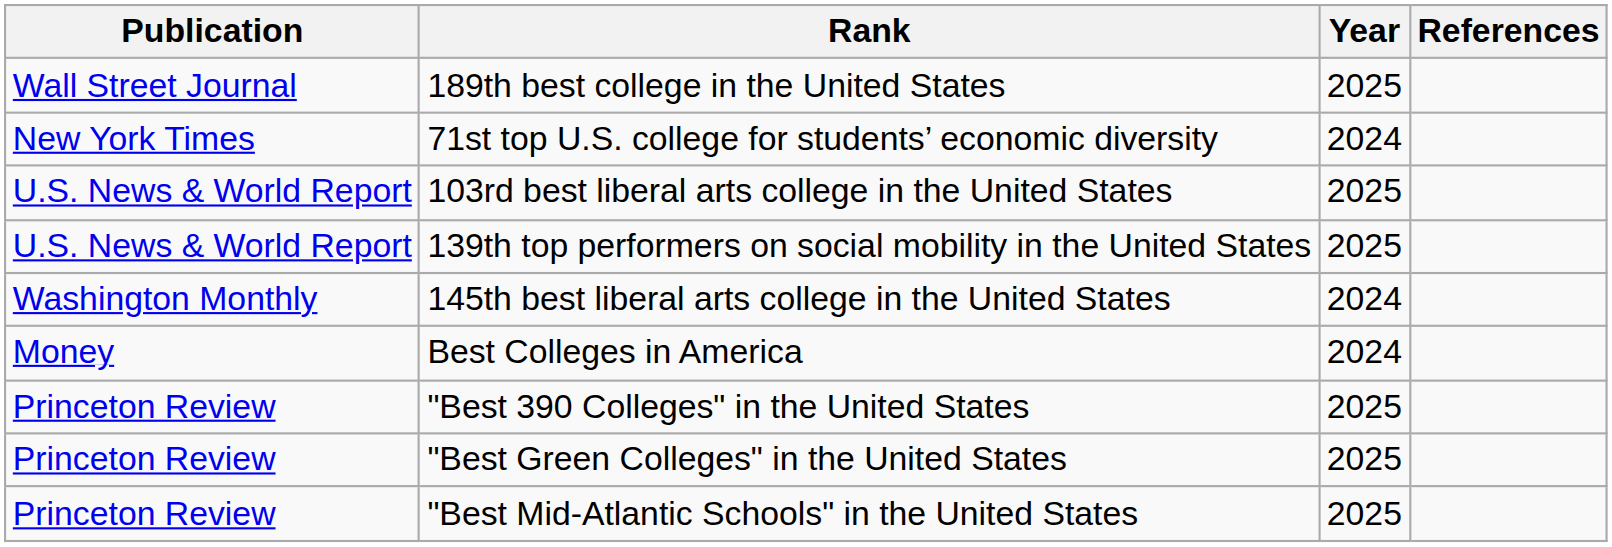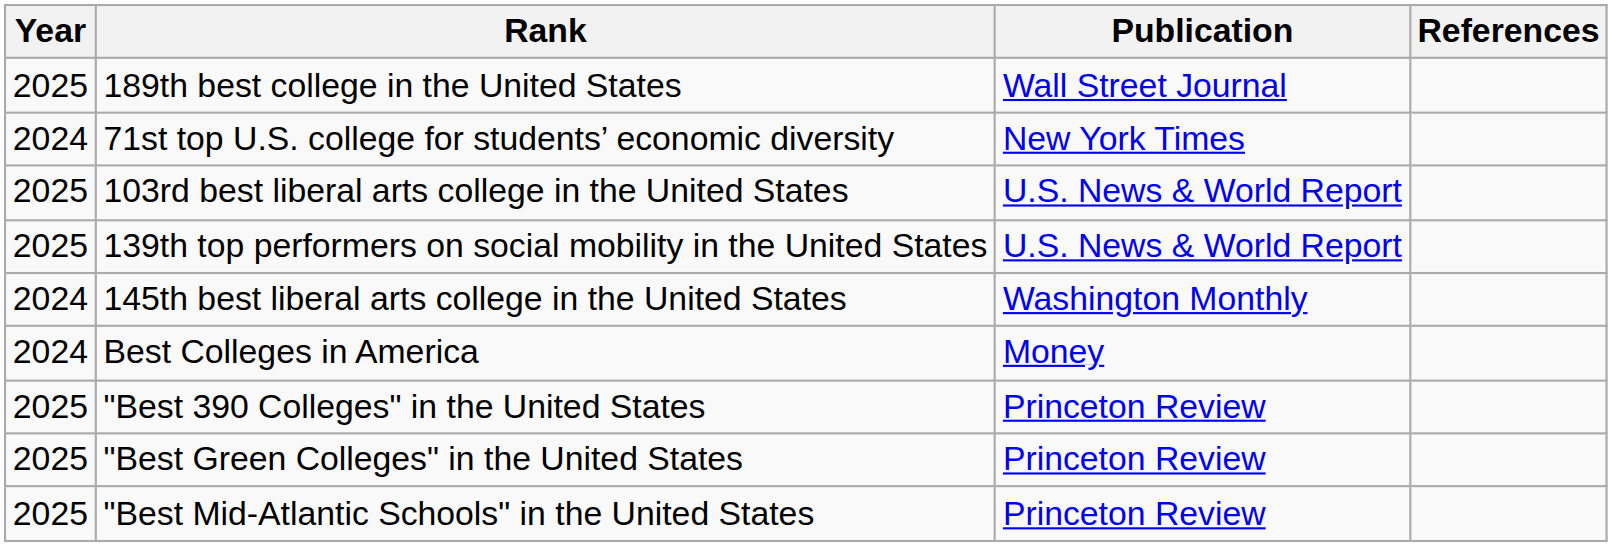columns swapped: (212, 31) <-> (1364, 31)
